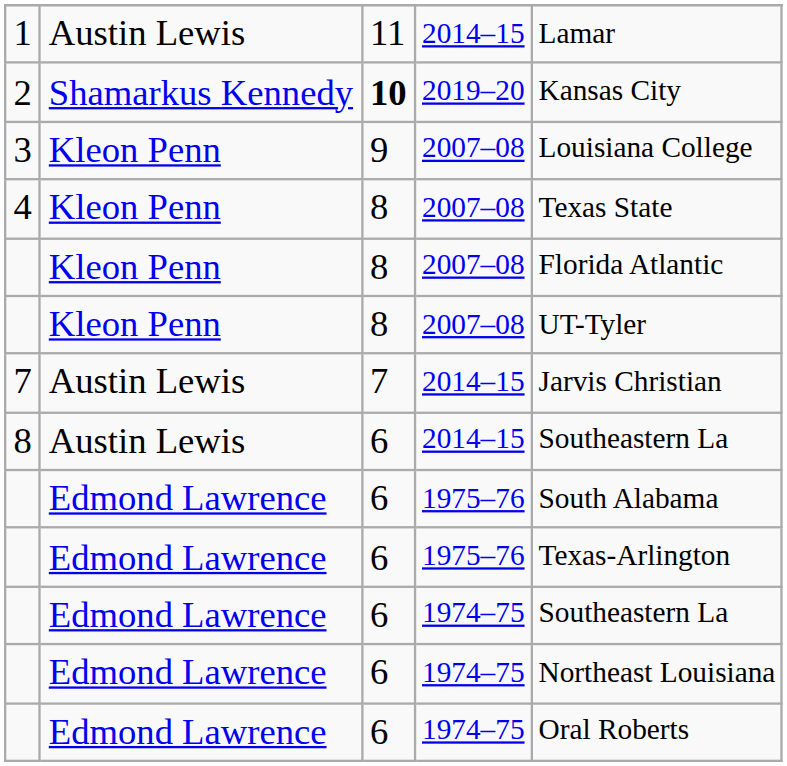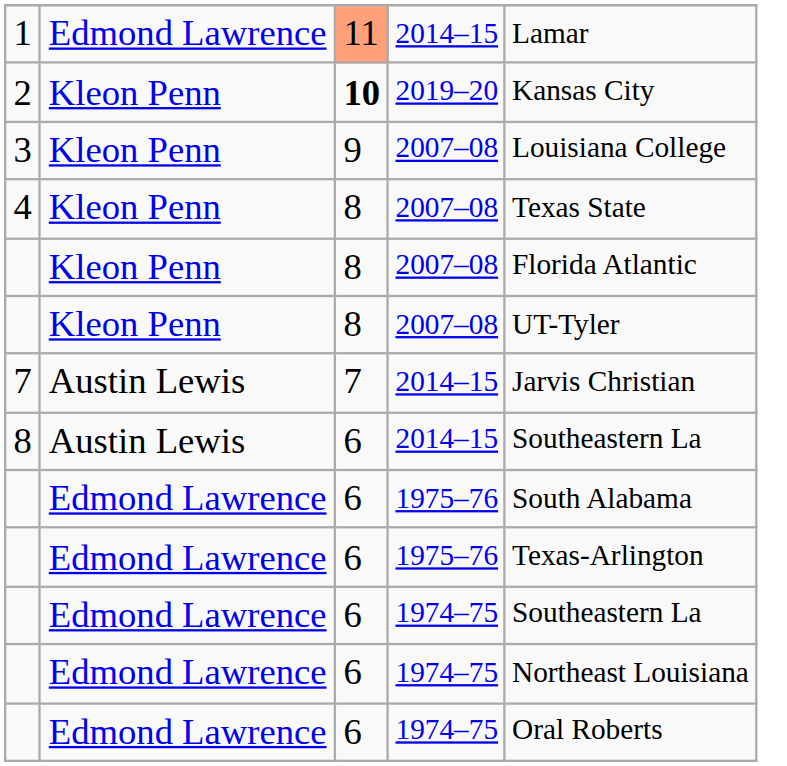(147, 33) Austin Lewis -> (188, 33) Edmond Lawrence
(388, 33) no background -> (361, 33) lightsalmon background
(201, 91) Shamarkus Kennedy -> (135, 91) Kleon Penn
